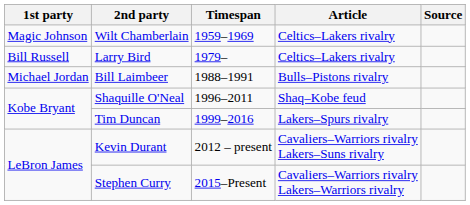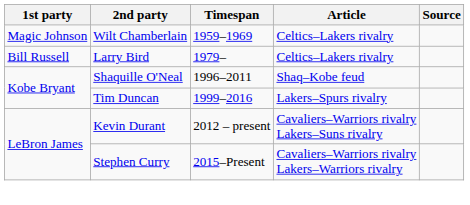- row: (131, 77)
